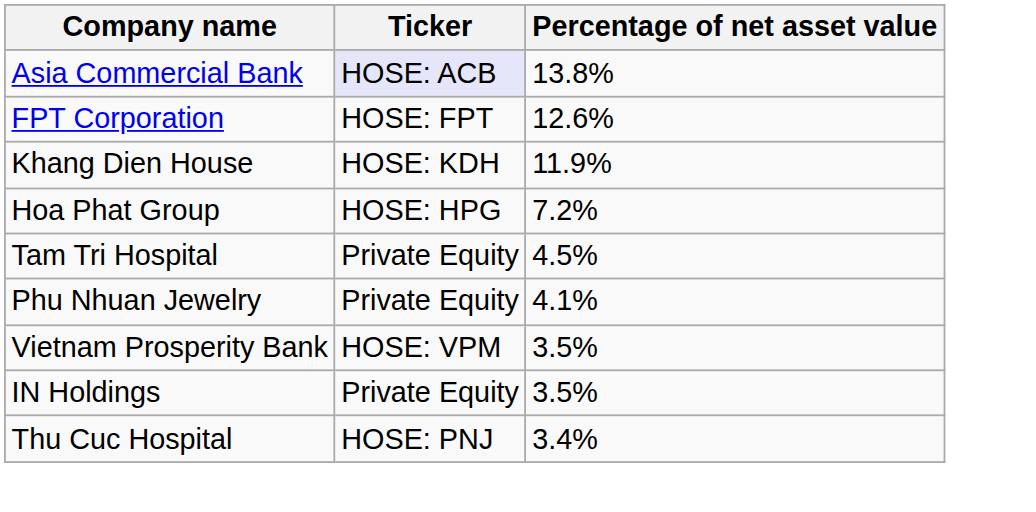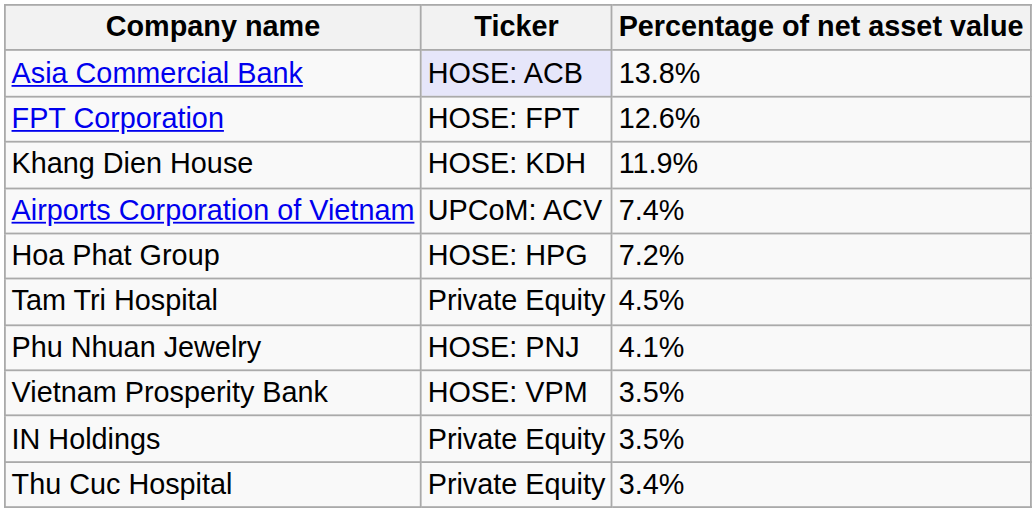+ row: (213, 210)
(430, 301) Private Equity -> (504, 347) HOSE: PNJ
(417, 438) HOSE: PNJ -> (517, 484) Private Equity
